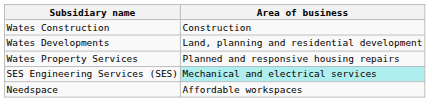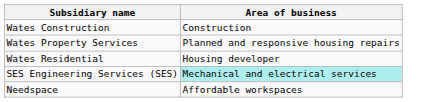- row: (58, 43)
+ row: (55, 58)
